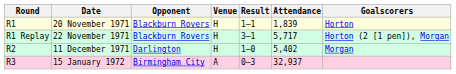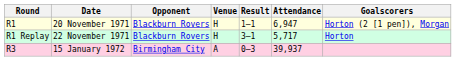(285, 24) 1,839 -> (285, 24) 6,947
(339, 24) Horton -> (387, 24) Horton (2 [1 pen]), Morgan
(387, 37) Horton (2 [1 pen]), Morgan -> (339, 37) Horton
- row: (91, 50)
(288, 62) 32,937 -> (288, 50) 39,937
